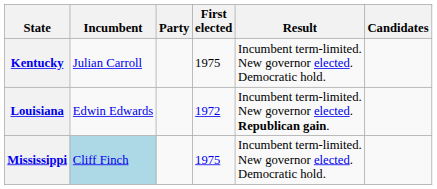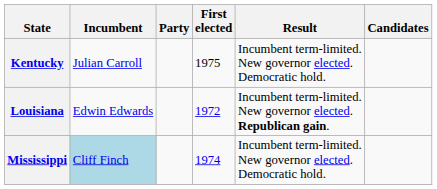(208, 159) 1975 -> (208, 159) 1974
